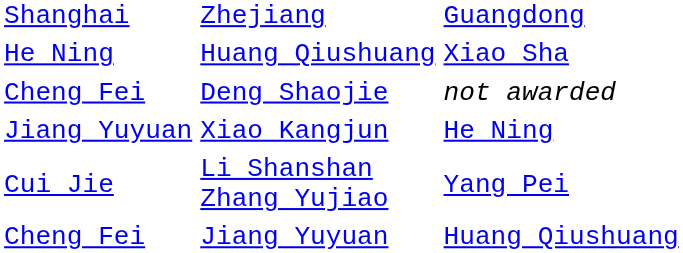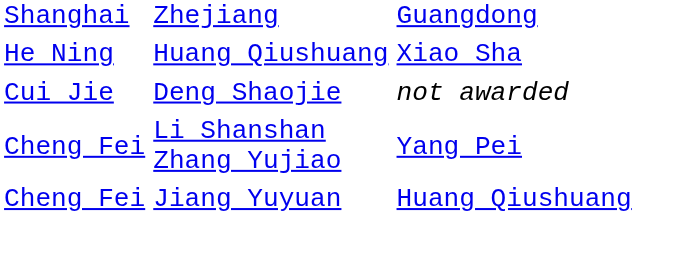(75, 92) Cheng Fei -> (59, 92) Cui Jie
- row: (294, 131)
(59, 184) Cui Jie -> (75, 146) Cheng Fei
